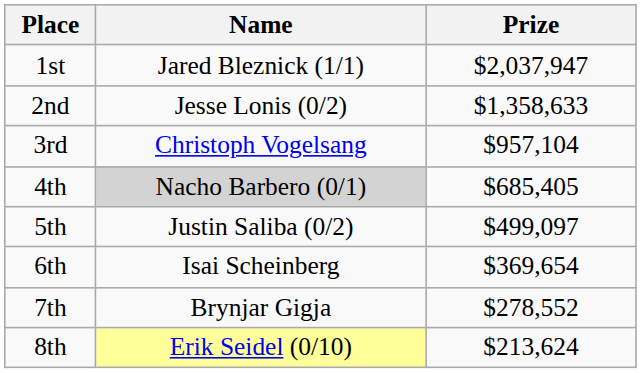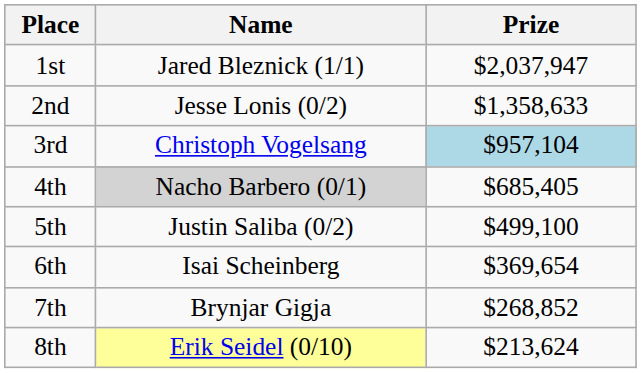(531, 145) no background -> (531, 145) lightblue background
(531, 226) $499,097 -> (531, 226) $499,100
(531, 307) $278,552 -> (531, 307) $268,852
